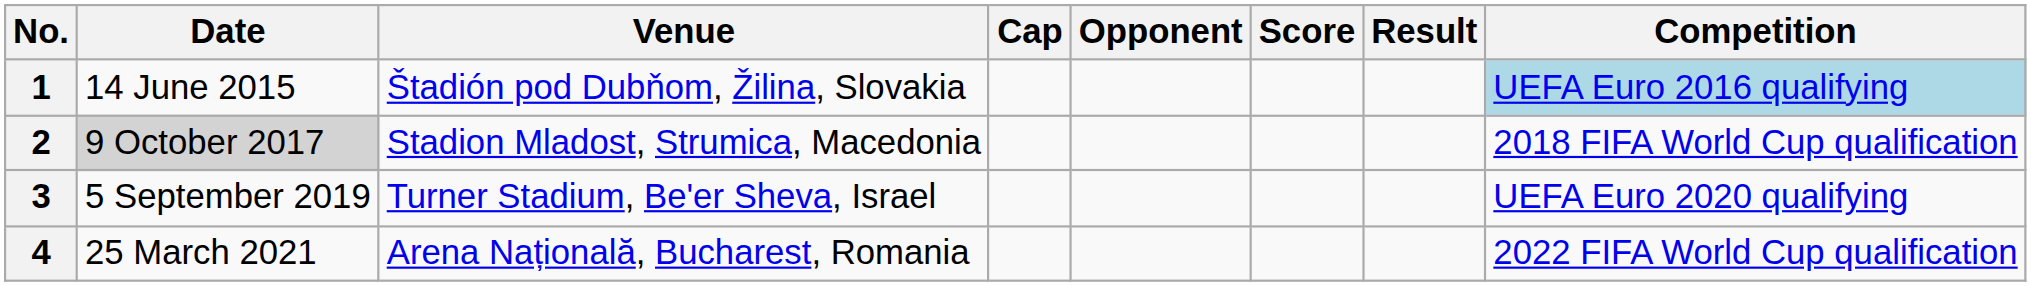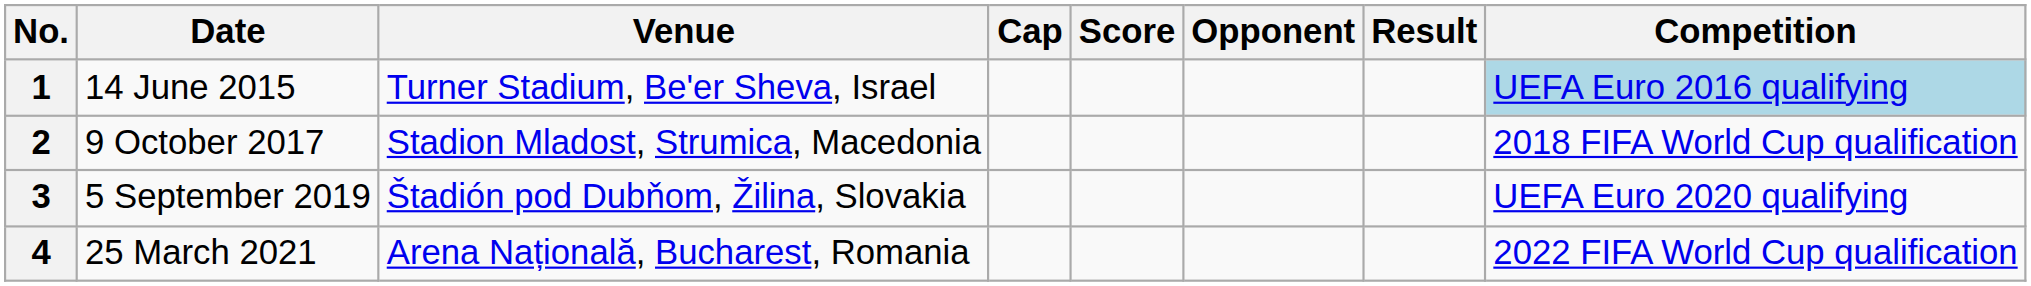columns swapped: (1161, 32) <-> (1307, 32)
(676, 87) Štadión pod Dubňom, Žilina, Slovakia -> (662, 87) Turner Stadium, Be'er Sheva, Israel
(205, 142) lightgrey background -> (205, 142) no background
(662, 197) Turner Stadium, Be'er Sheva, Israel -> (676, 197) Štadión pod Dubňom, Žilina, Slovakia
